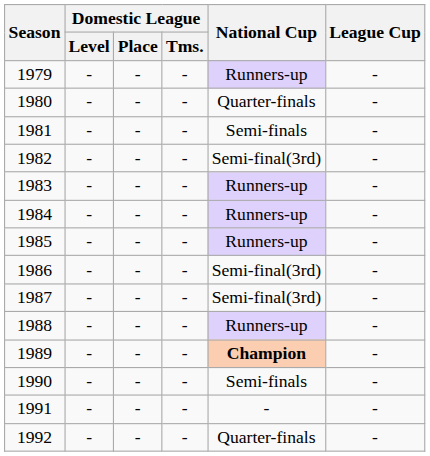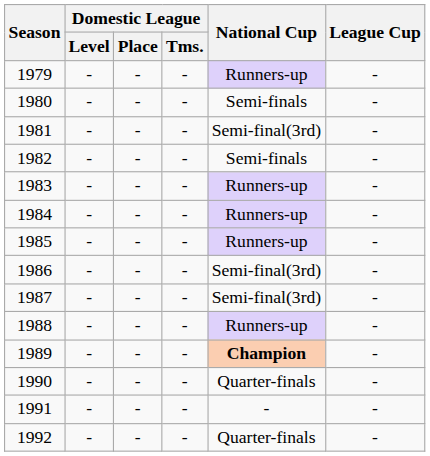(266, 102) Quarter-finals -> (266, 102) Semi-finals
(266, 130) Semi-finals -> (266, 130) Semi-final(3rd)
(266, 158) Semi-final(3rd) -> (266, 158) Semi-finals
(266, 381) Semi-finals -> (266, 381) Quarter-finals
